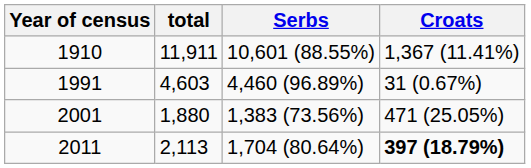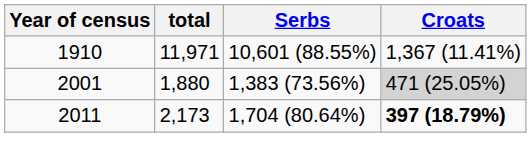(189, 52) 11,911 -> (189, 52) 11,971
- row: (80, 83)
(444, 115) no background -> (446, 83) lightgrey background
(184, 147) 2,113 -> (185, 115) 2,173
